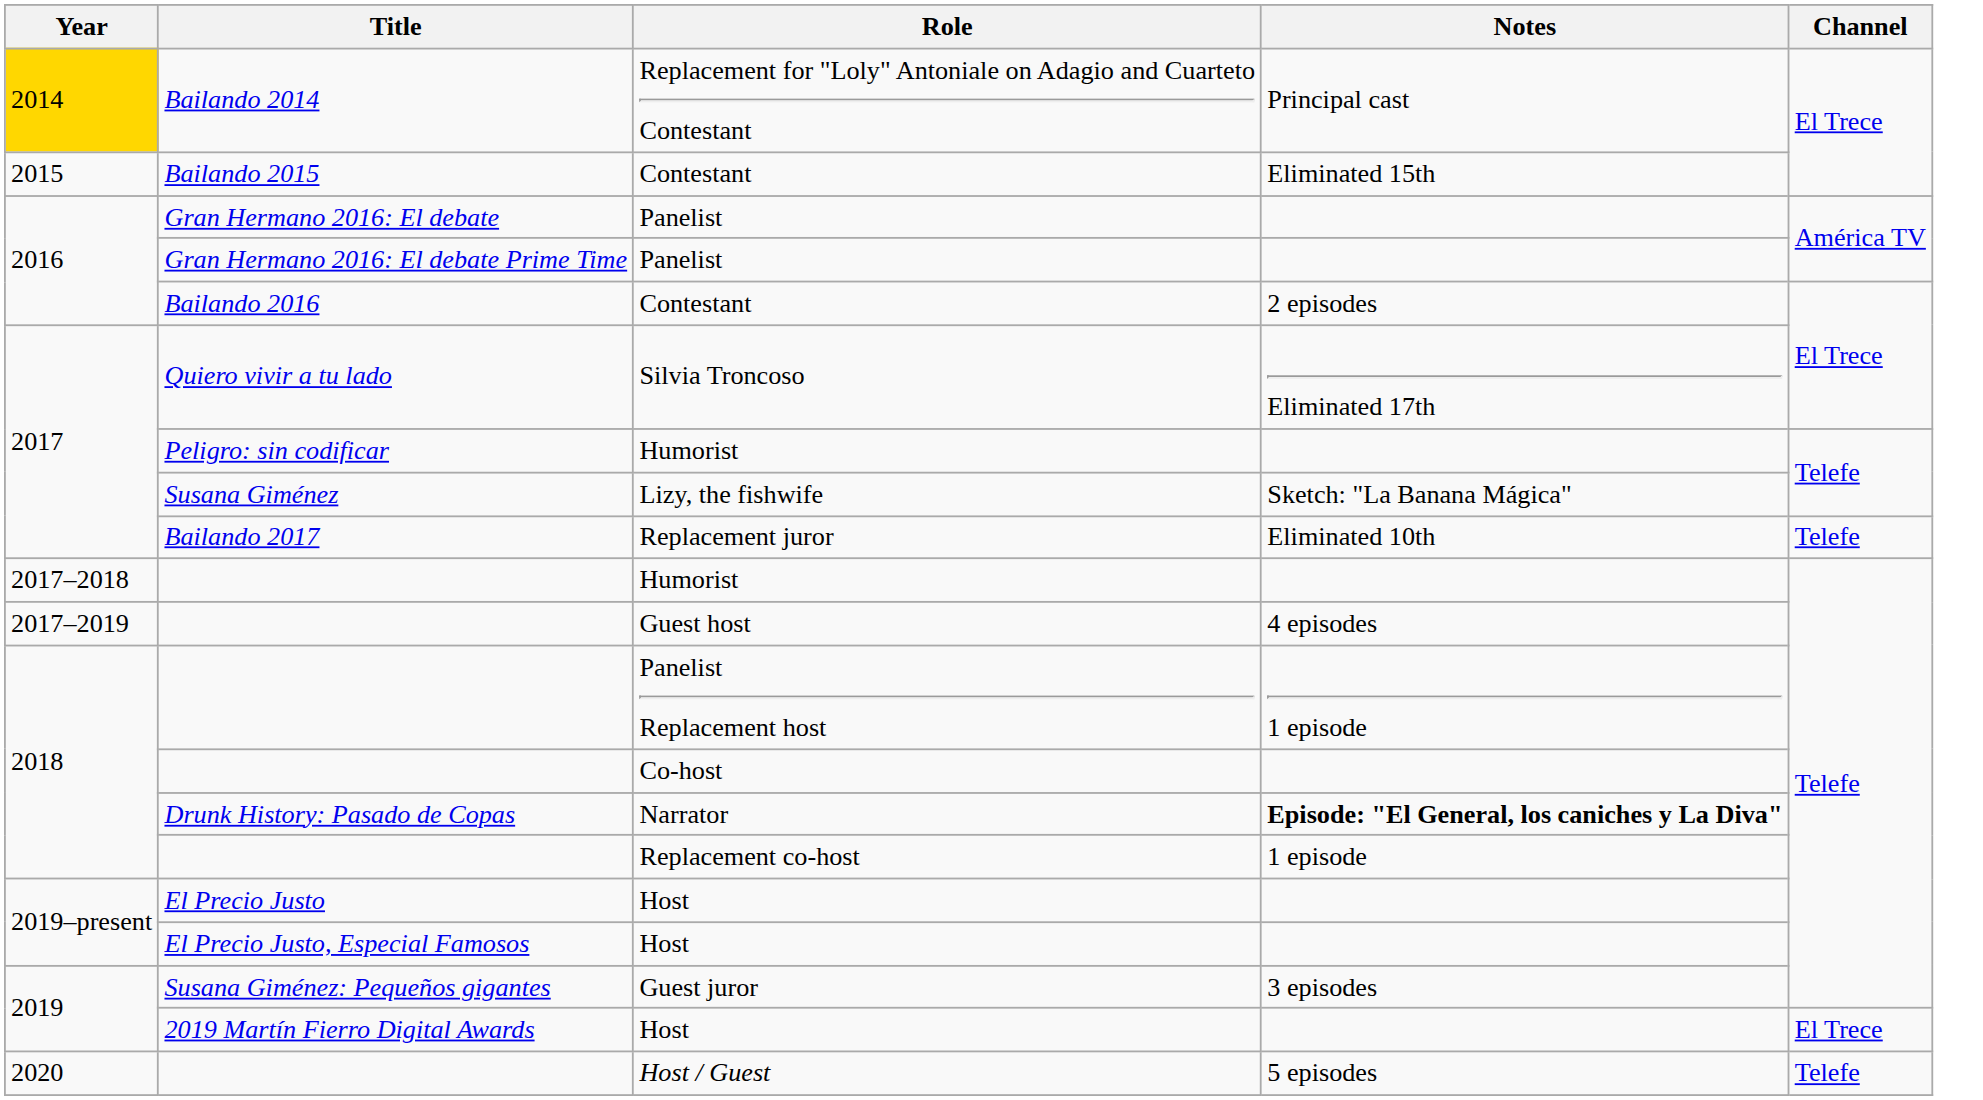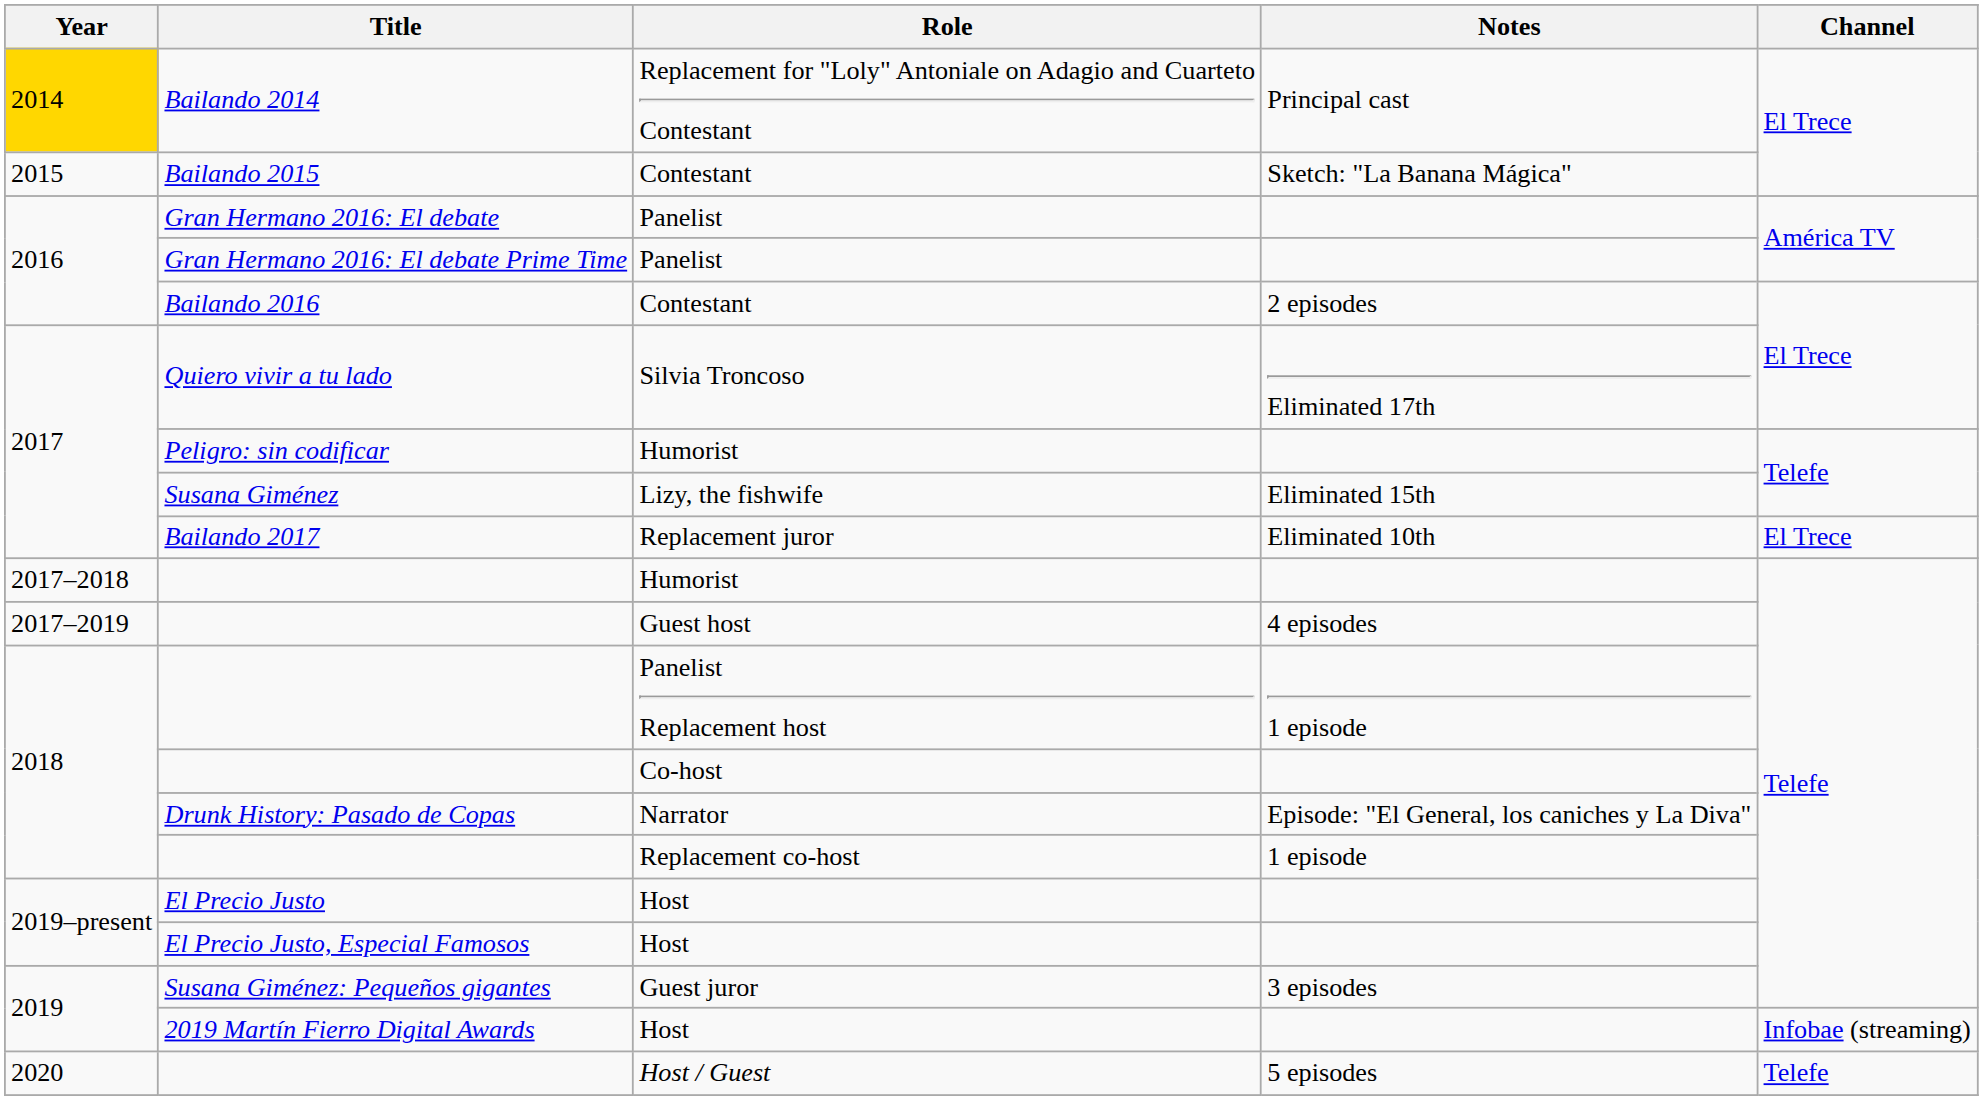(1351, 173) Eliminated 15th -> (1419, 173) Sketch: "La Banana Mágica"
(1419, 493) Sketch: "La Banana Mágica" -> (1351, 493) Eliminated 15th
(1827, 537) Telefe -> (1808, 537) El Trece
(1525, 813) bold -> (1509, 813) normal
(1839, 1030) El Trece -> (1867, 1030) Infobae (streaming)
